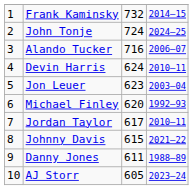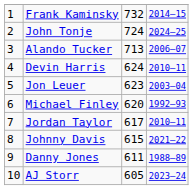(134, 49) 716 -> (134, 49) 713
